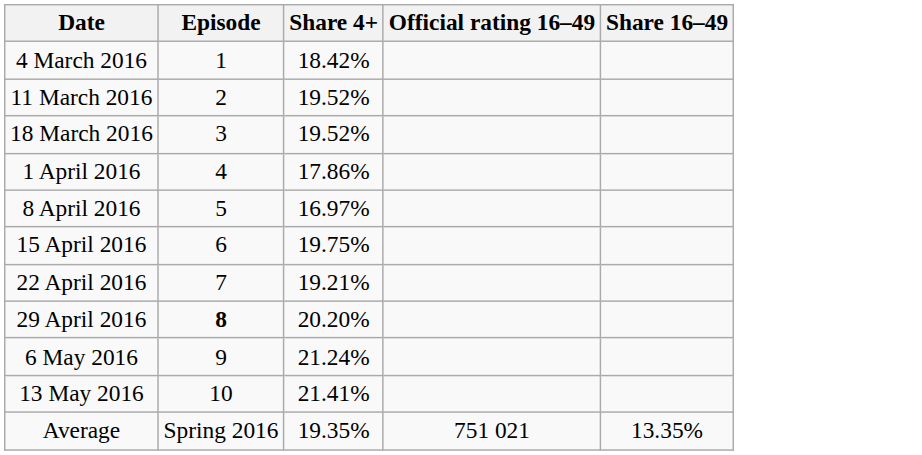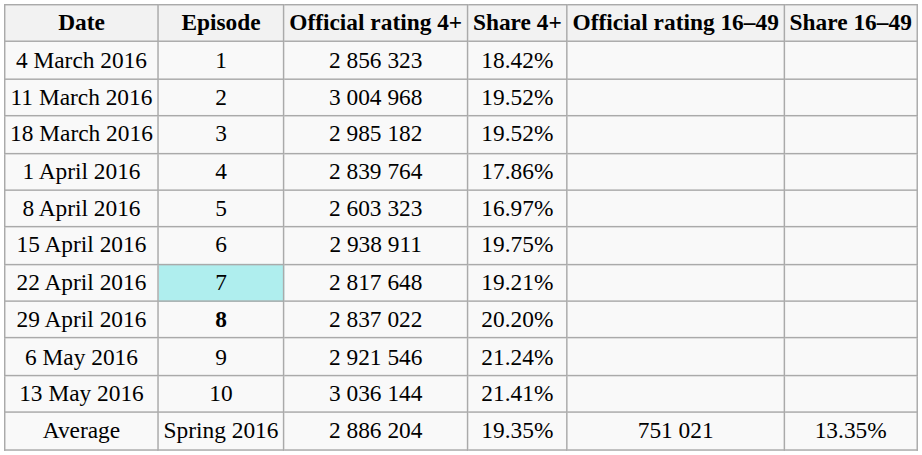+ column: (376, 23)
(221, 282) no background -> (221, 282) paleturquoise background
